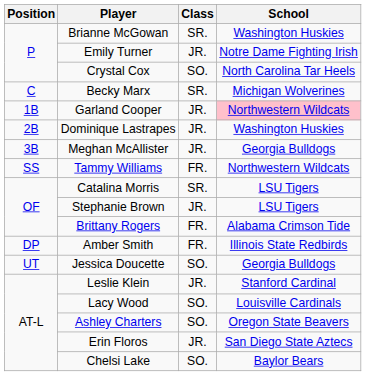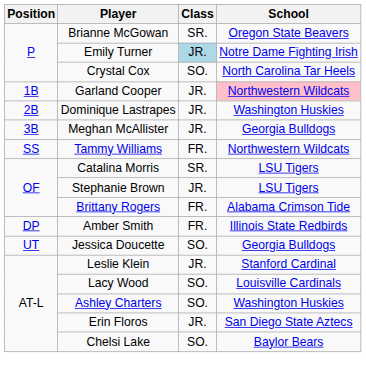(289, 33) Washington Huskies -> (289, 33) Oregon State Beavers
(197, 52) no background -> (197, 52) lightblue background
- row: (118, 91)
(289, 322) Oregon State Beavers -> (289, 303) Washington Huskies
